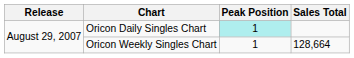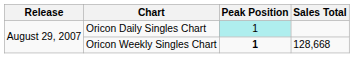(255, 45) normal -> (255, 45) bold
(312, 45) 128,664 -> (312, 45) 128,668
